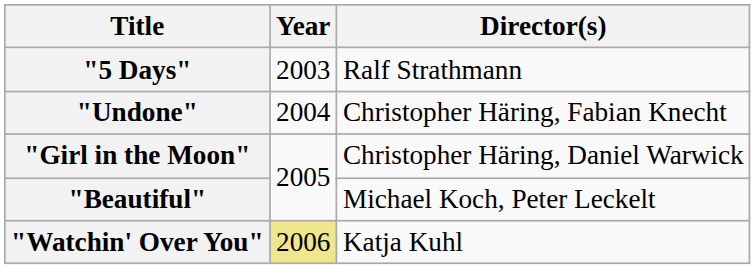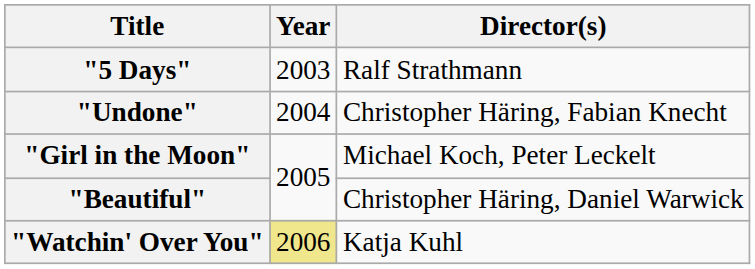(543, 155) Christopher Häring, Daniel Warwick -> (499, 155) Michael Koch, Peter Leckelt
(499, 198) Michael Koch, Peter Leckelt -> (543, 198) Christopher Häring, Daniel Warwick
